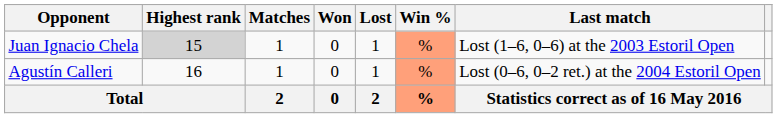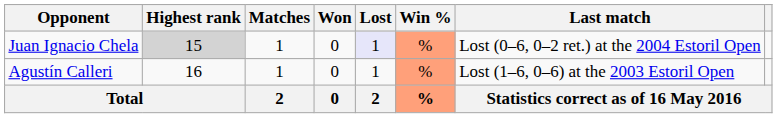(376, 44) no background -> (376, 44) lavender background
(597, 44) Lost (1–6, 0–6) at the 2003 Estoril Open -> (610, 44) Lost (0–6, 0–2 ret.) at the 2004 Estoril Open
(610, 71) Lost (0–6, 0–2 ret.) at the 2004 Estoril Open -> (597, 71) Lost (1–6, 0–6) at the 2003 Estoril Open
